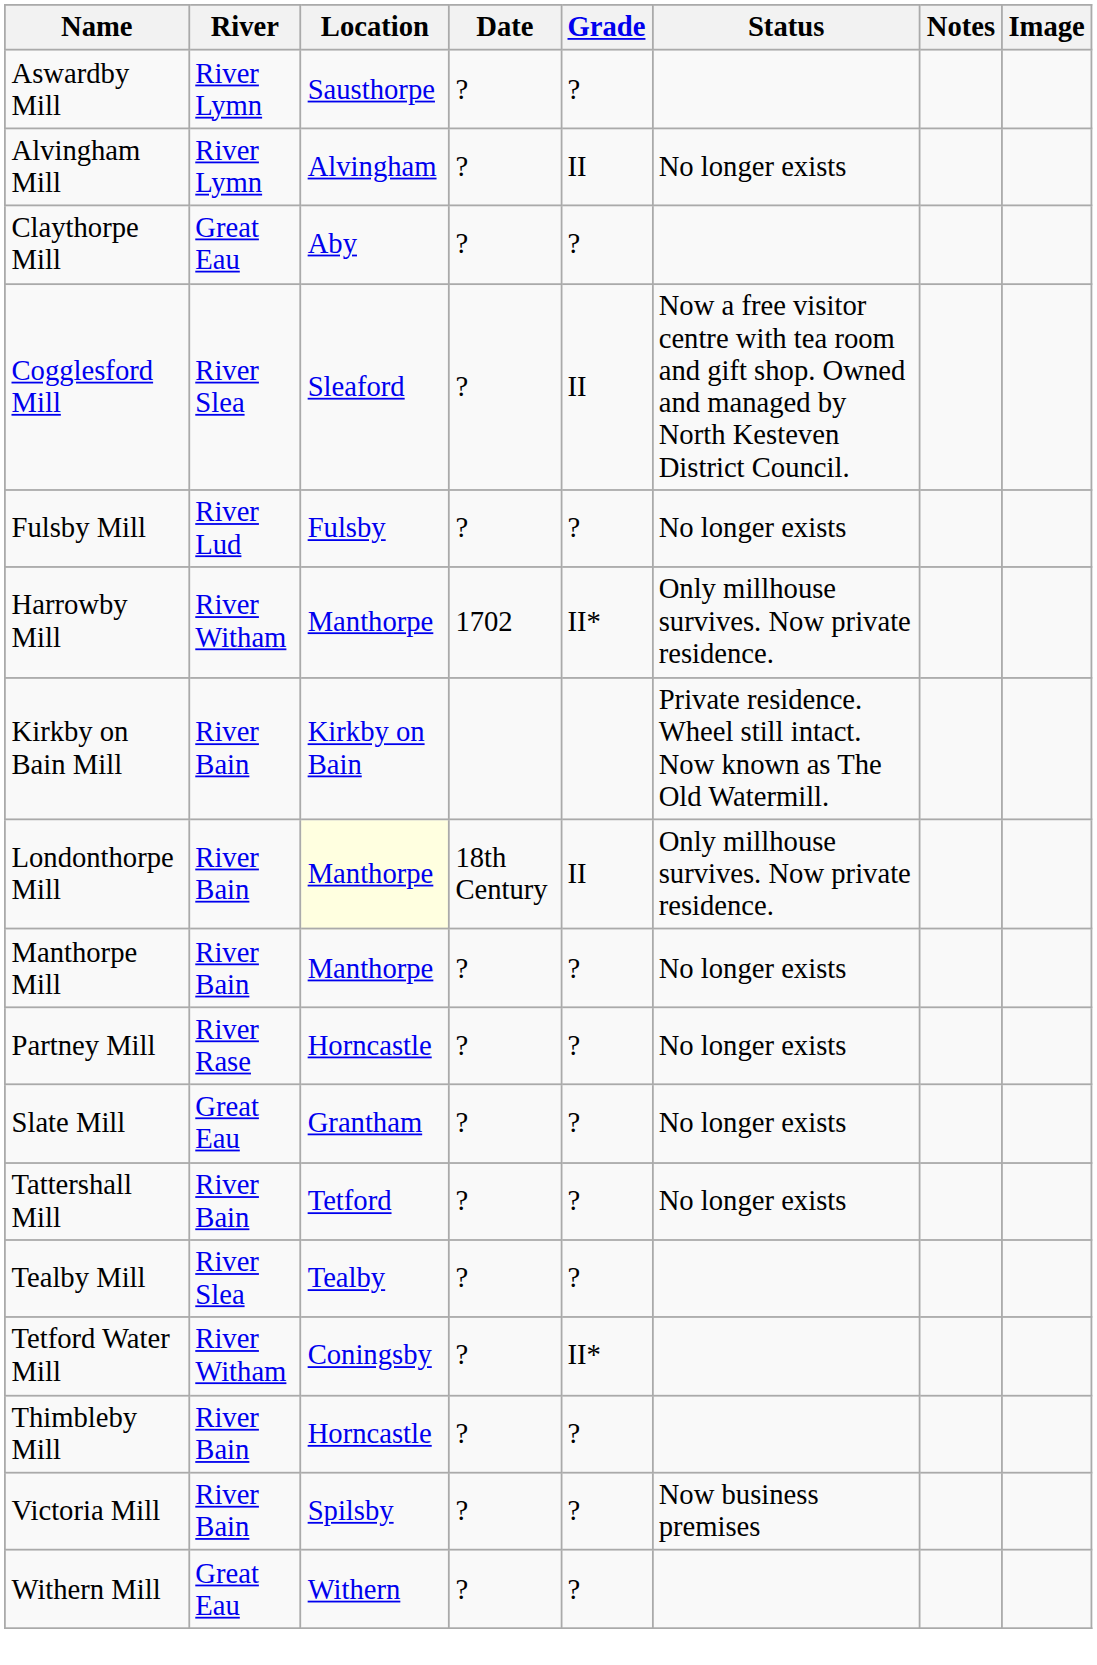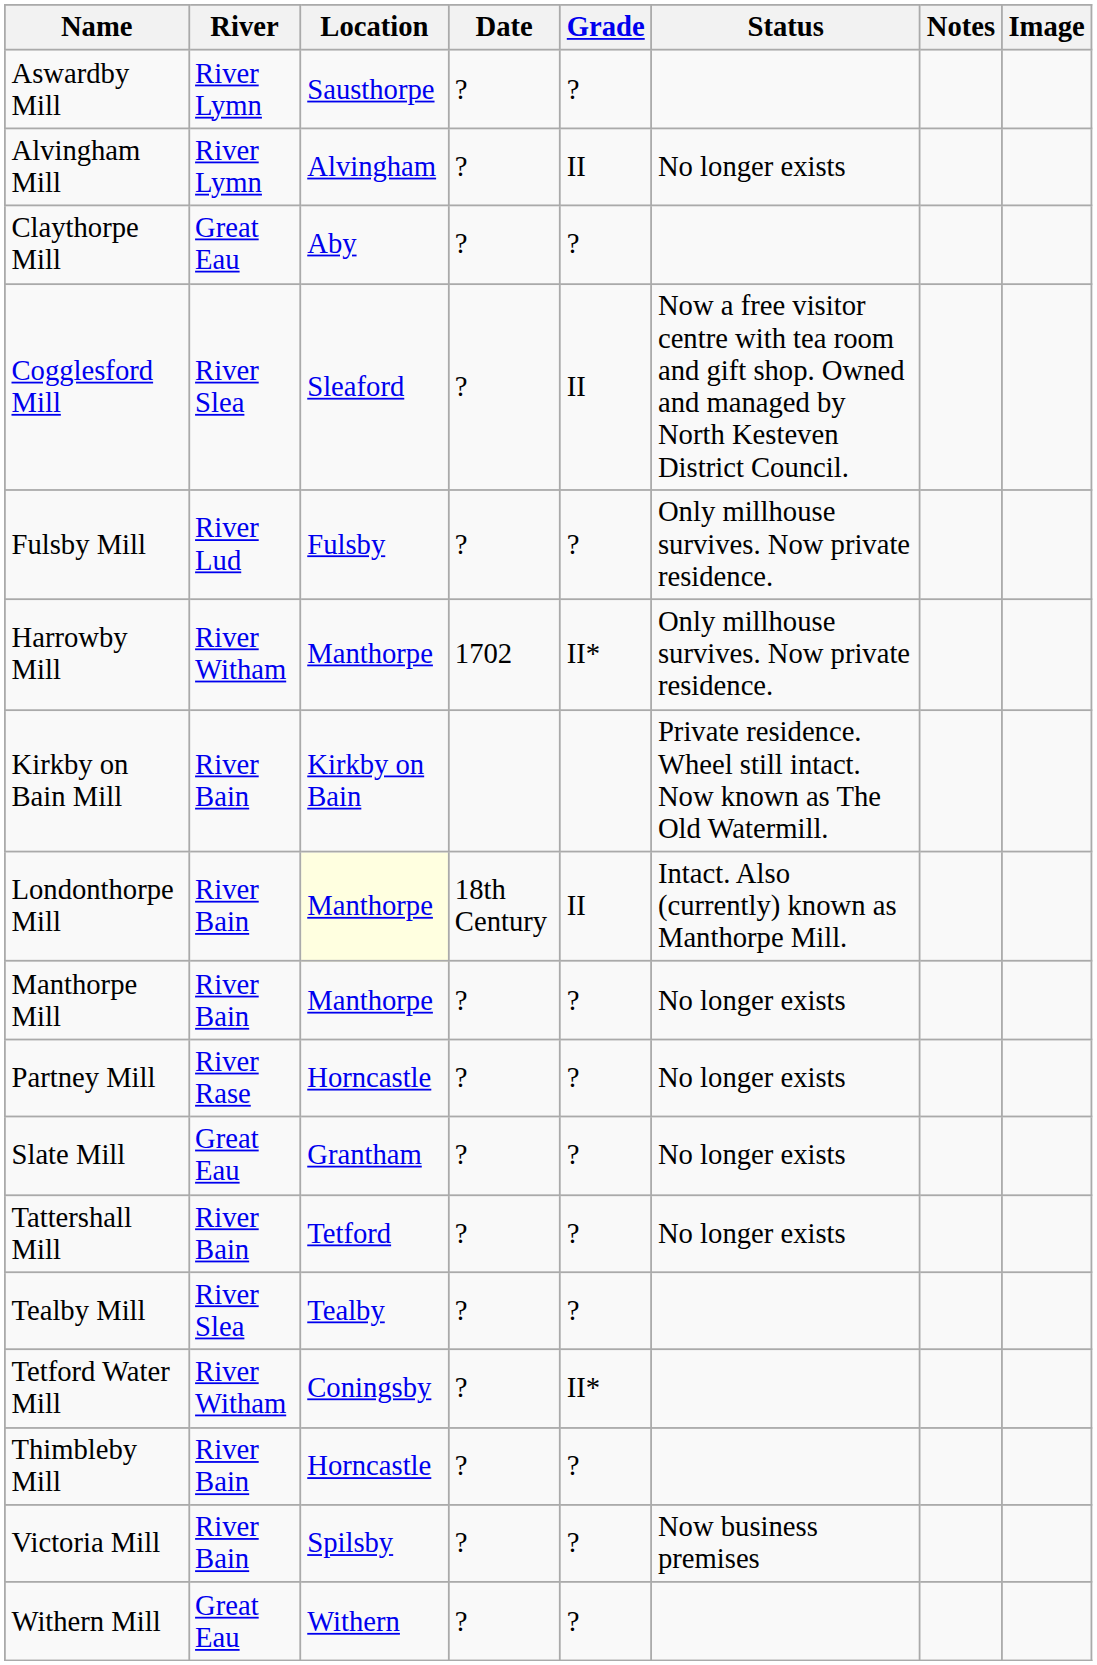(753, 528) No longer exists -> (784, 544) Only millhouse survives. Now private residence.
(785, 873) Only millhouse survives. Now private residence. -> (777, 906) Intact. Also (currently) known as Manthorpe Mill.
